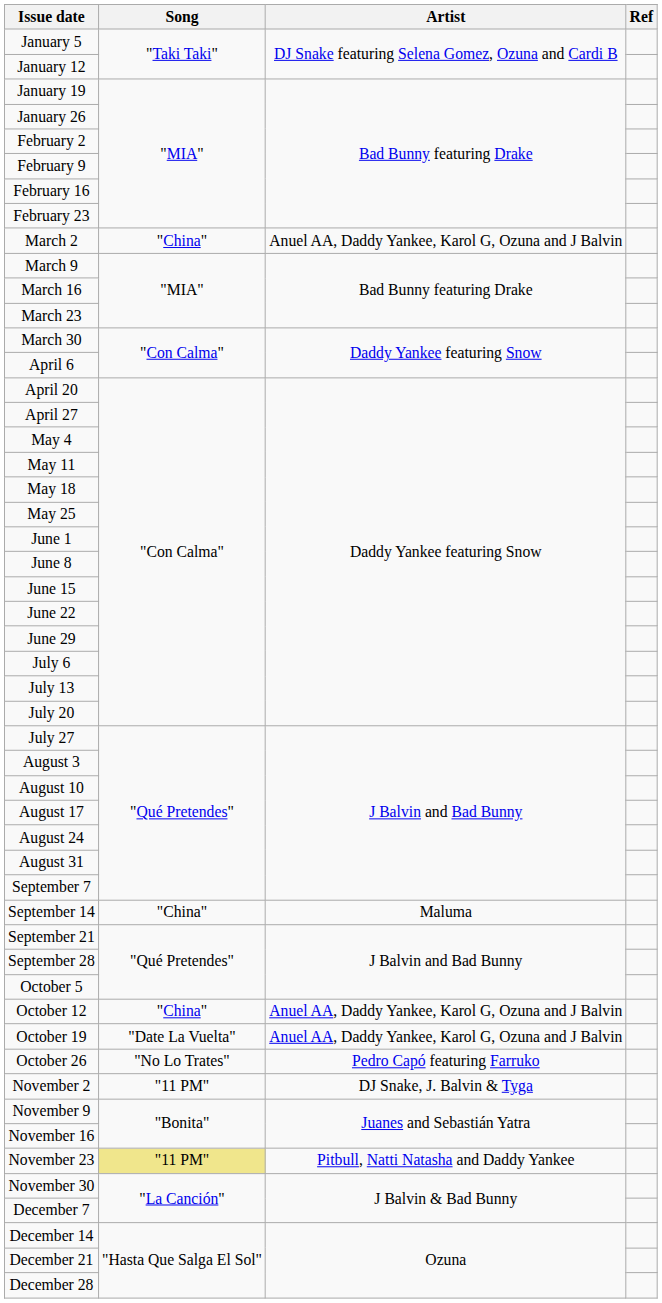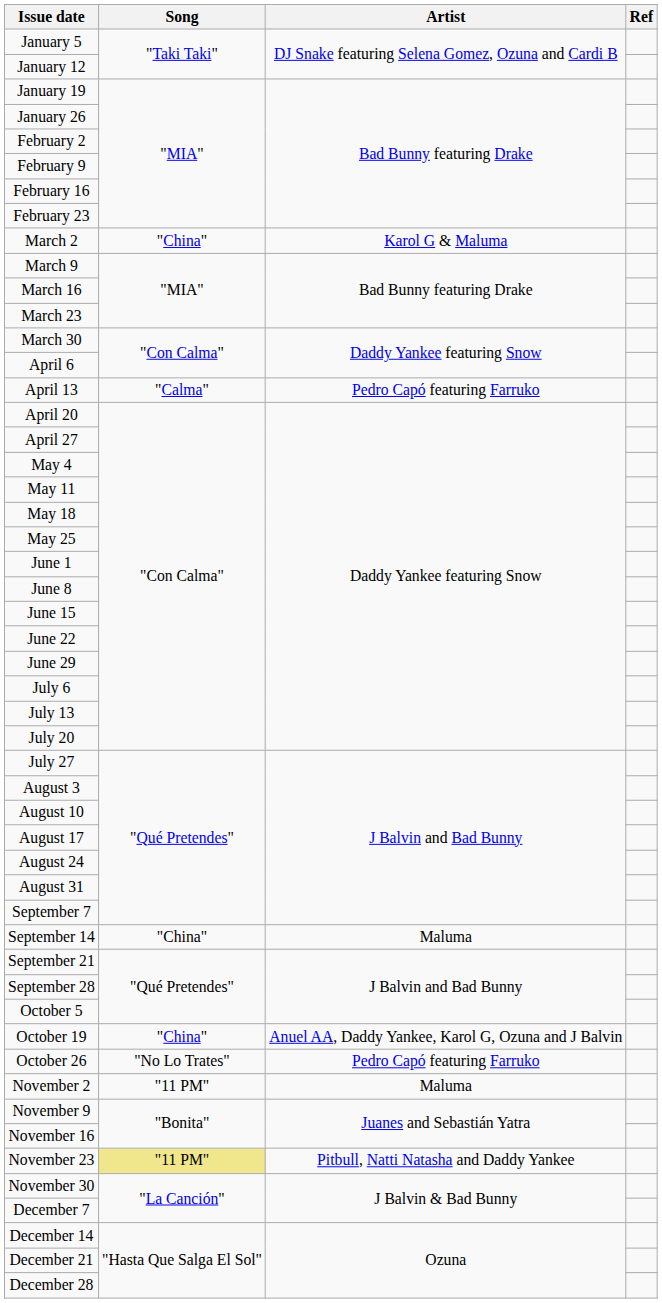(446, 240) Anuel AA, Daddy Yankee, Karol G, Ozuna and J Balvin -> (446, 240) Karol G & Maluma
+ row: (51, 389)
- row: (51, 1011)
(182, 1036) "Date La Vuelta" -> (182, 1036) "China"
(446, 1086) DJ Snake, J. Balvin & Tyga -> (446, 1086) Maluma
